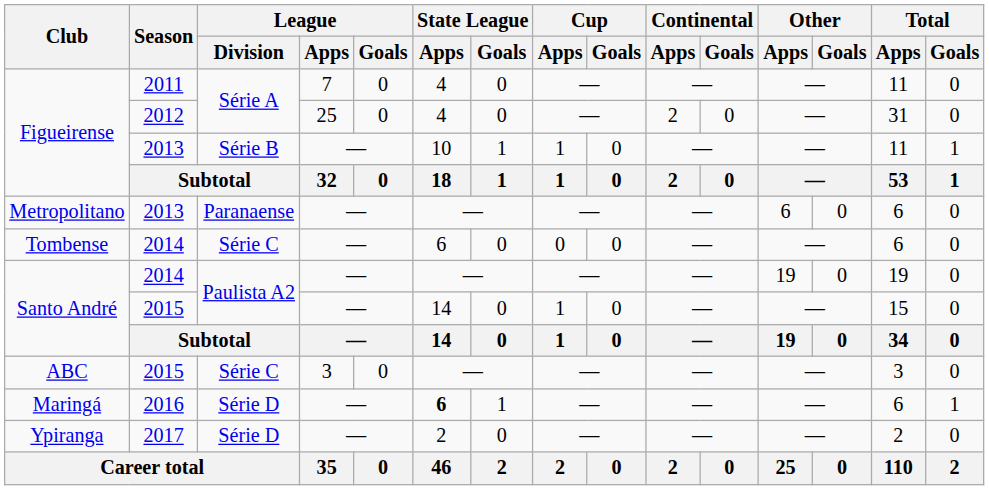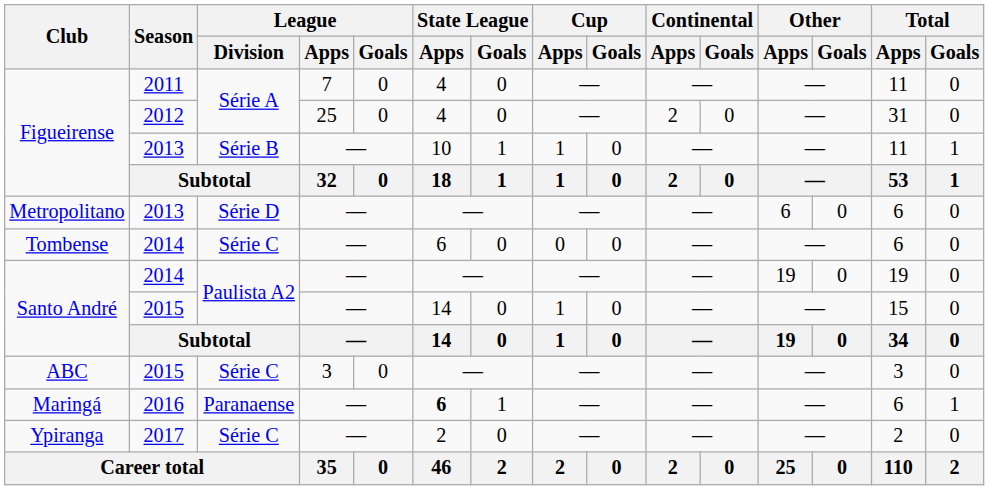(249, 212) Paranaense -> (249, 212) Série D
(249, 404) Série D -> (249, 404) Paranaense
(249, 436) Série D -> (249, 436) Série C
